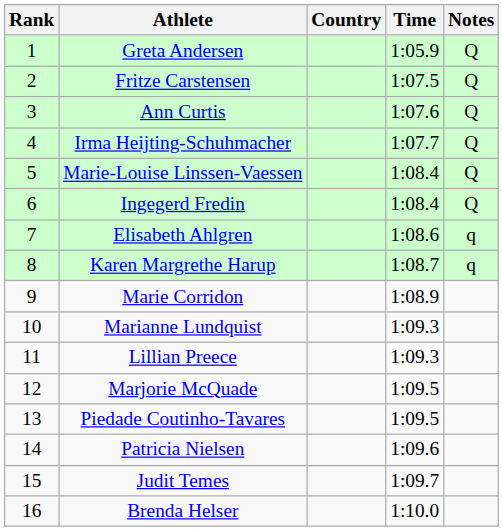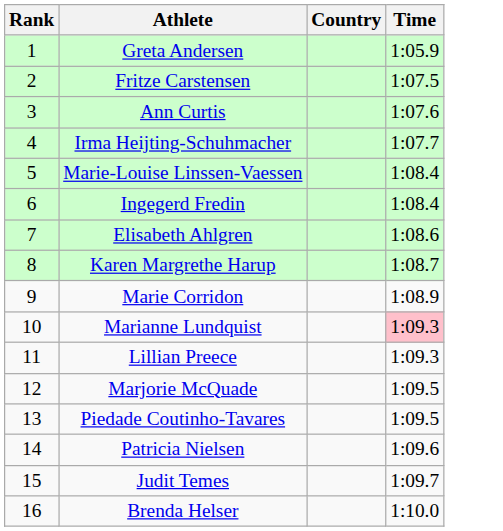- column: (471, 19)
(415, 326) no background -> (415, 326) pink background
